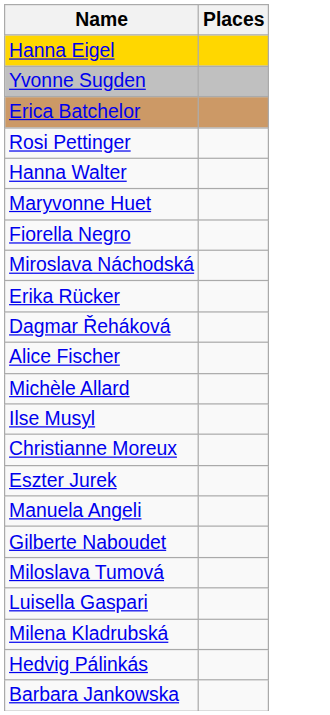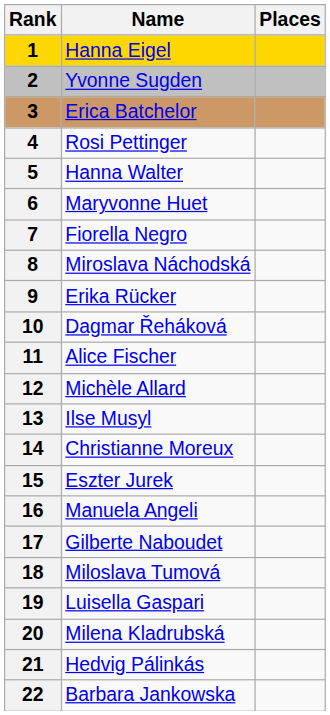+ column: (33, 19)
